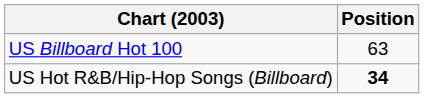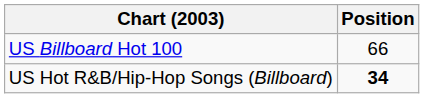(378, 48) 63 -> (378, 48) 66
